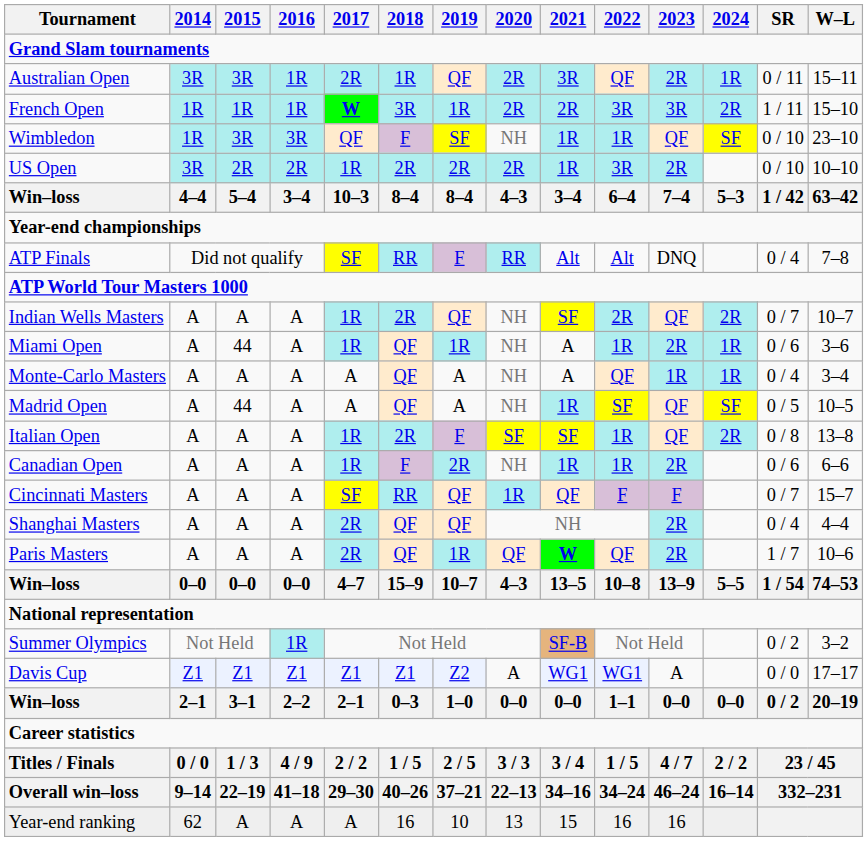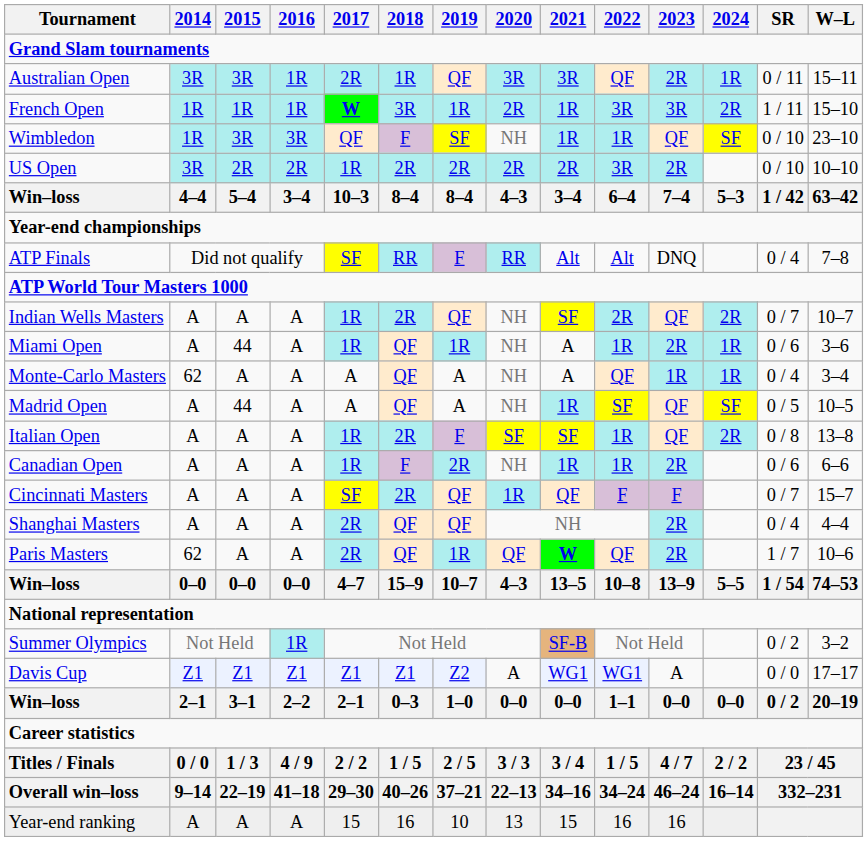(514, 78) 2R -> (514, 78) 3R
(568, 108) 2R -> (568, 108) 1R
(568, 167) 1R -> (568, 167) 2R
(193, 375) A -> (193, 375) 62
(405, 494) RR -> (405, 494) 2R
(193, 553) A -> (193, 553) 62
(193, 821) 62 -> (193, 821) A
(351, 821) A -> (351, 821) 15
